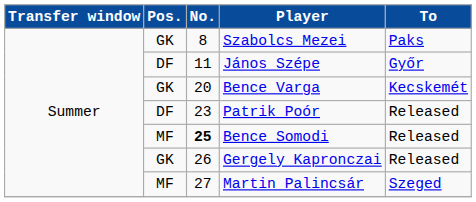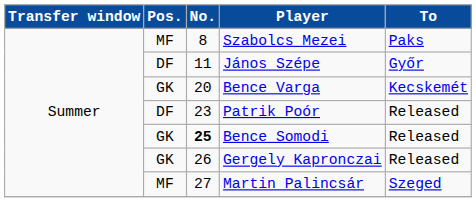(165, 40) GK -> (165, 40) MF
(165, 136) MF -> (165, 136) GK
